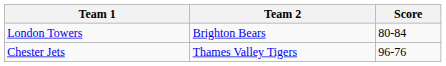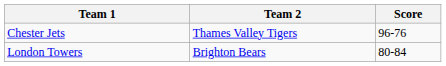rows swapped: (36, 52) <-> (45, 33)
